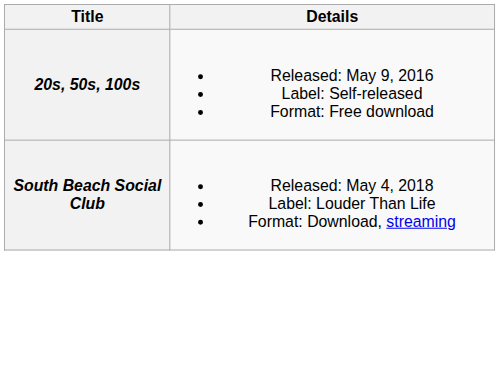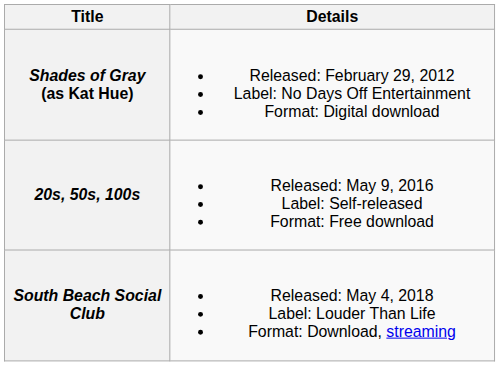+ row: (87, 84)
